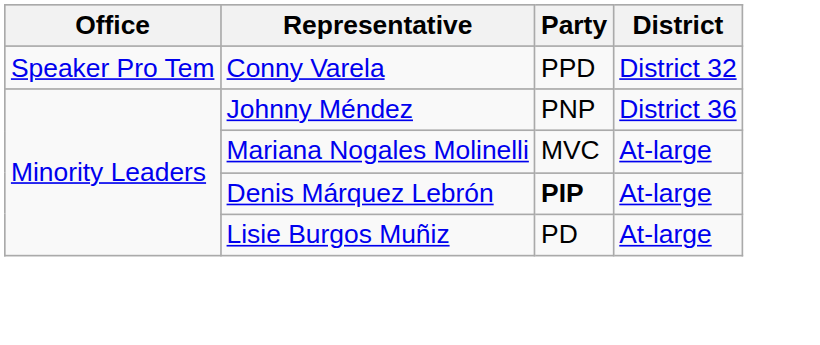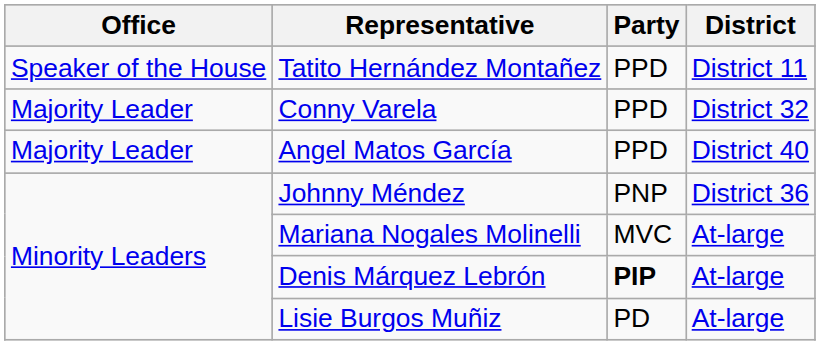+ row: (440, 67)
(113, 67) Speaker Pro Tem -> (102, 109) Majority Leader
+ row: (395, 151)
